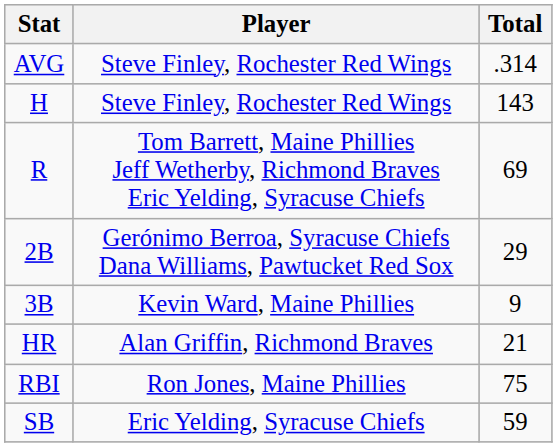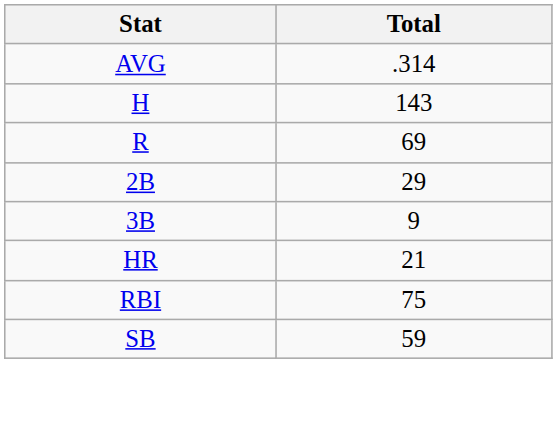- column: (276, 24)
